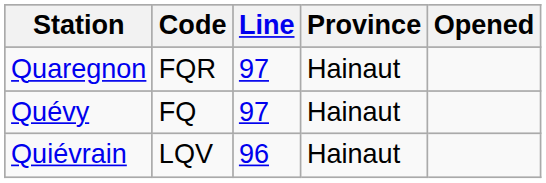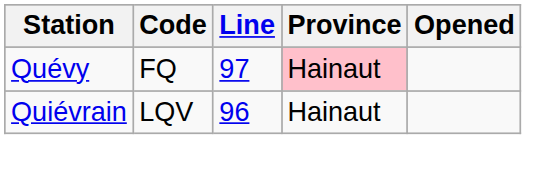- row: (79, 68)
(354, 111) no background -> (334, 68) pink background
